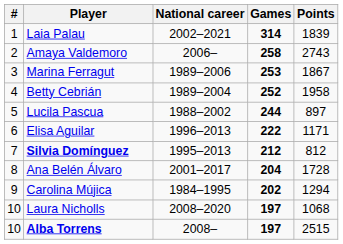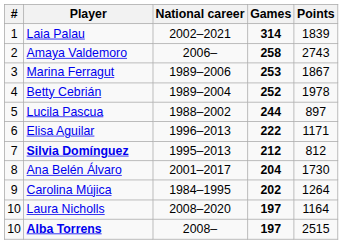(316, 92) 1958 -> (316, 92) 1978
(316, 170) 1728 -> (316, 170) 1730
(316, 190) 1294 -> (316, 190) 1264
(316, 209) 1068 -> (316, 209) 1164
